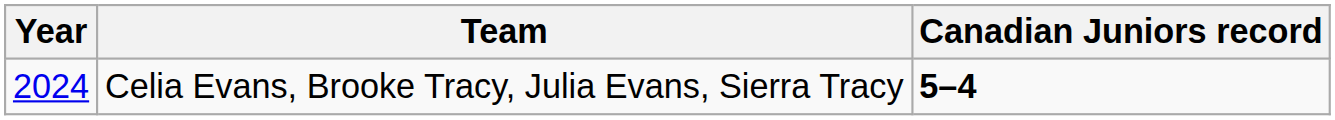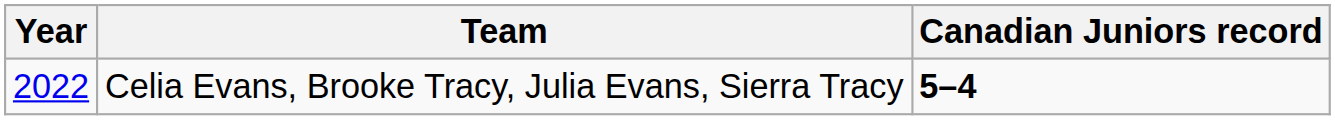(51, 85) 2024 -> (51, 85) 2022
